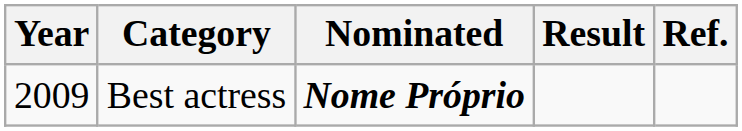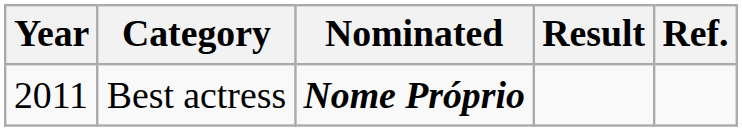(52, 94) 2009 -> (51, 94) 2011
